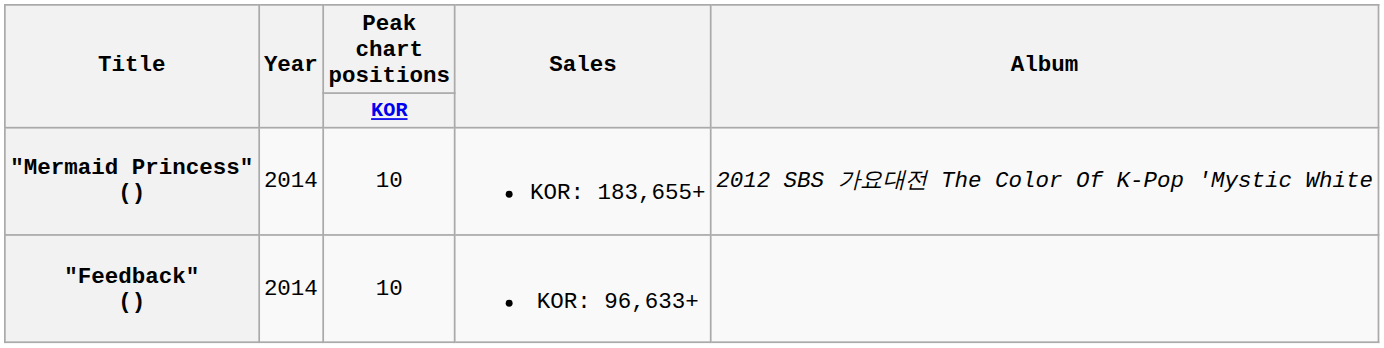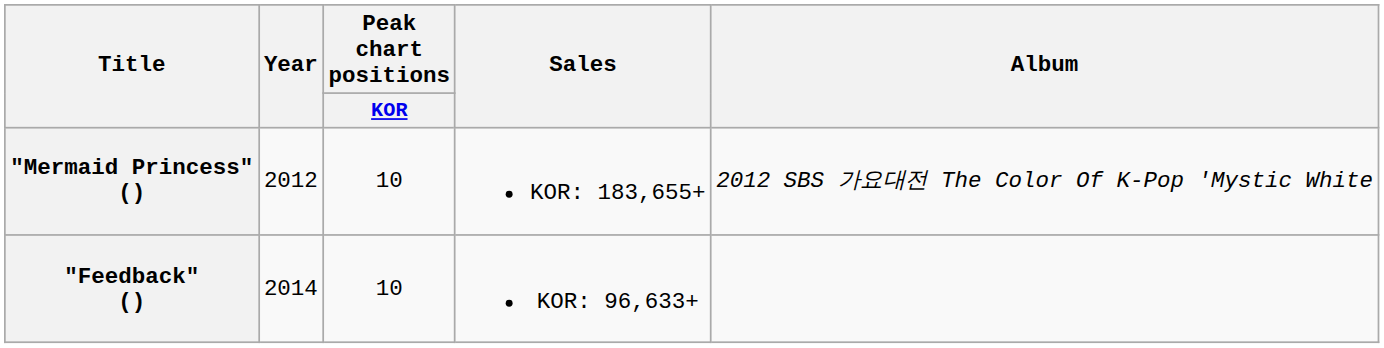(291, 181) 2014 -> (291, 181) 2012
